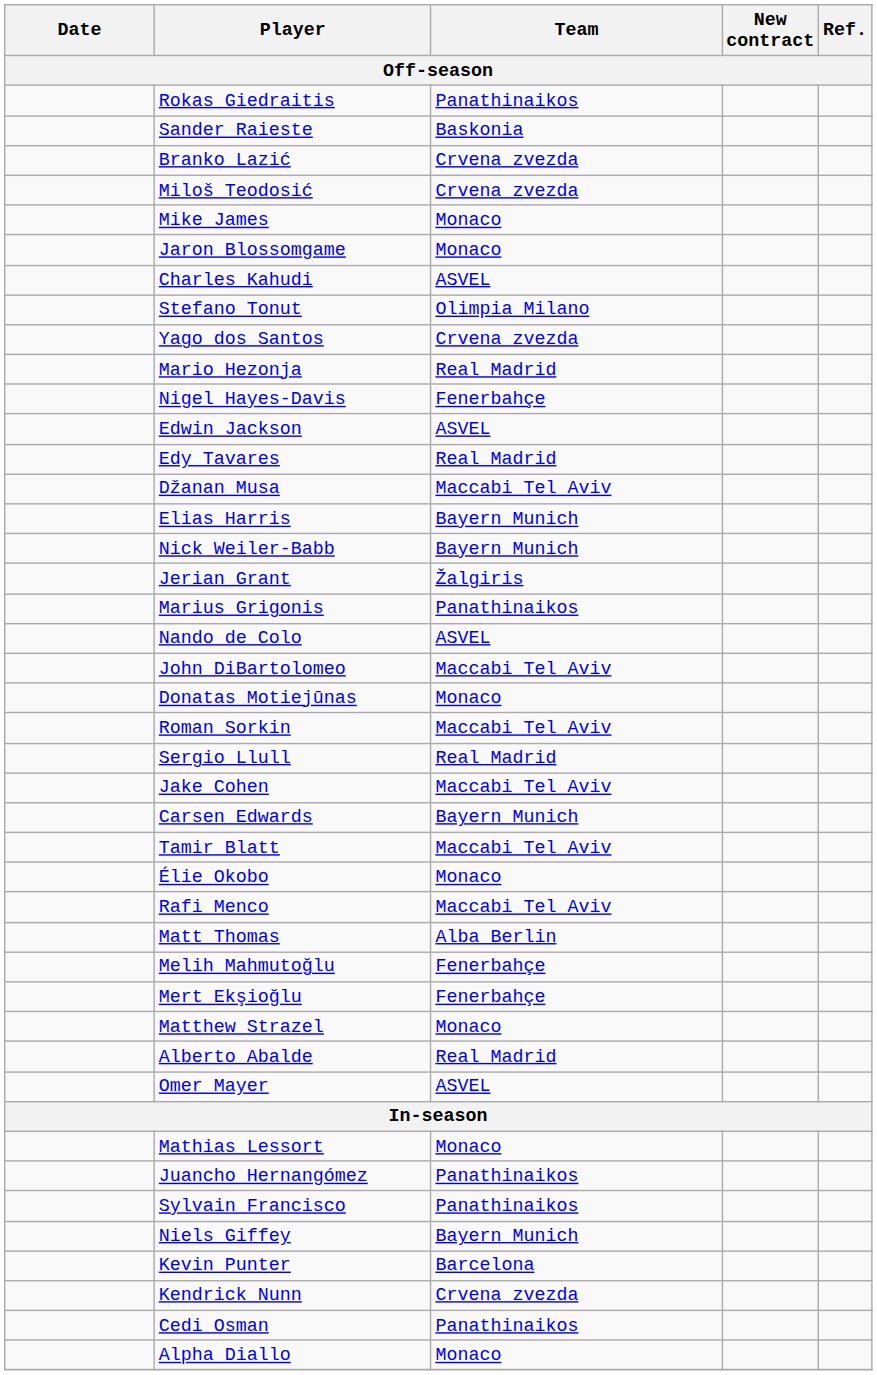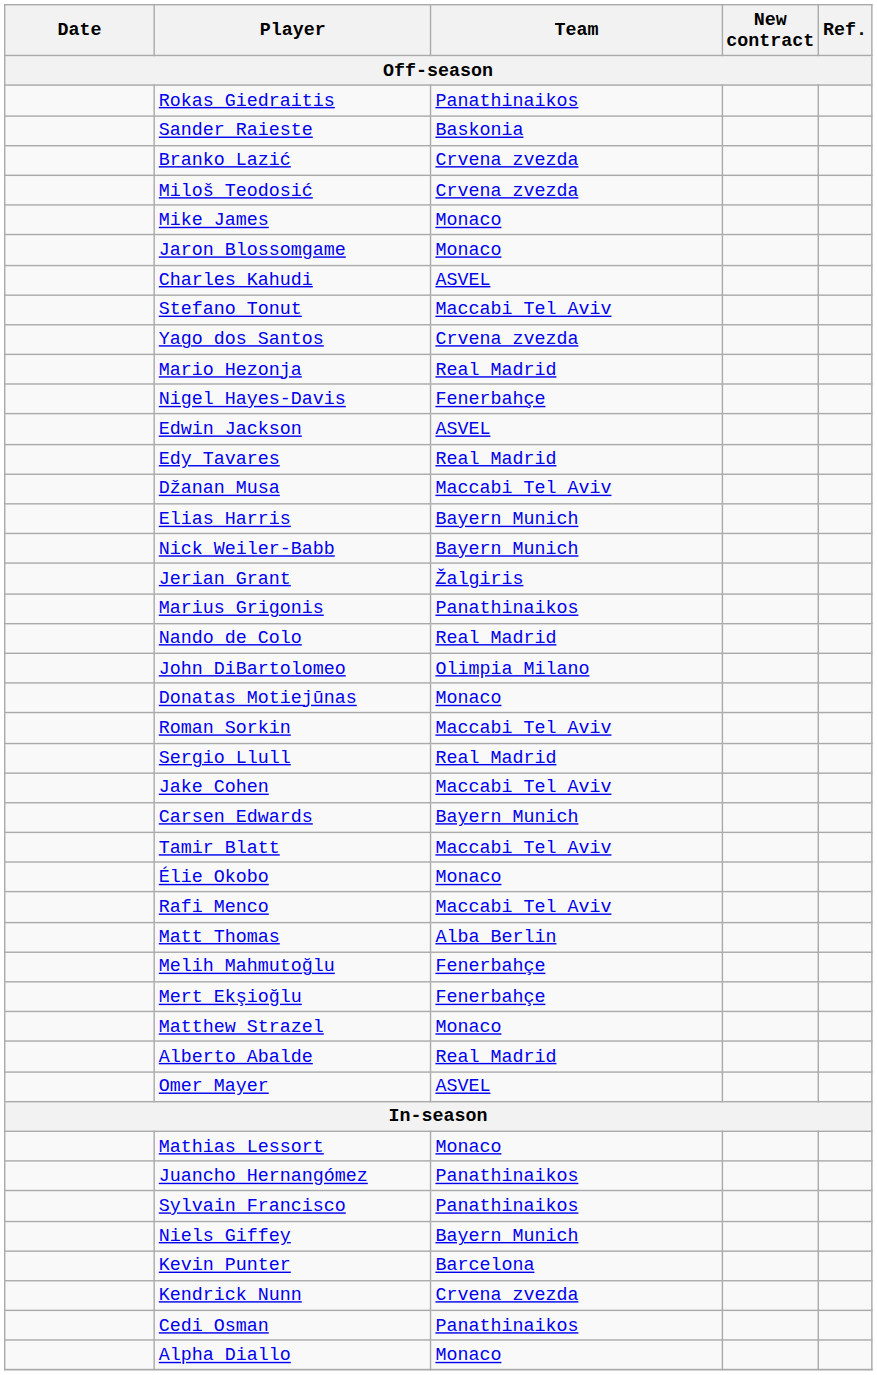(512, 310) Olimpia Milano -> (523, 310) Maccabi Tel Aviv
(463, 638) ASVEL -> (496, 638) Real Madrid
(523, 668) Maccabi Tel Aviv -> (512, 668) Olimpia Milano
